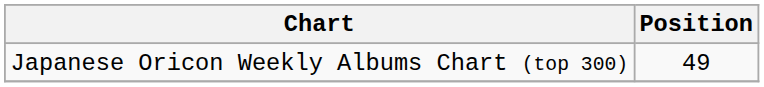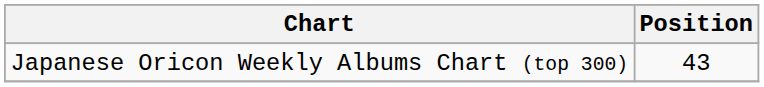(696, 63) 49 -> (696, 63) 43
